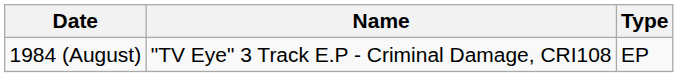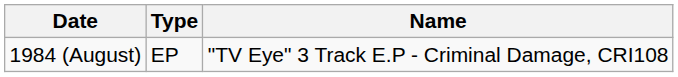columns swapped: (645, 21) <-> (381, 21)
